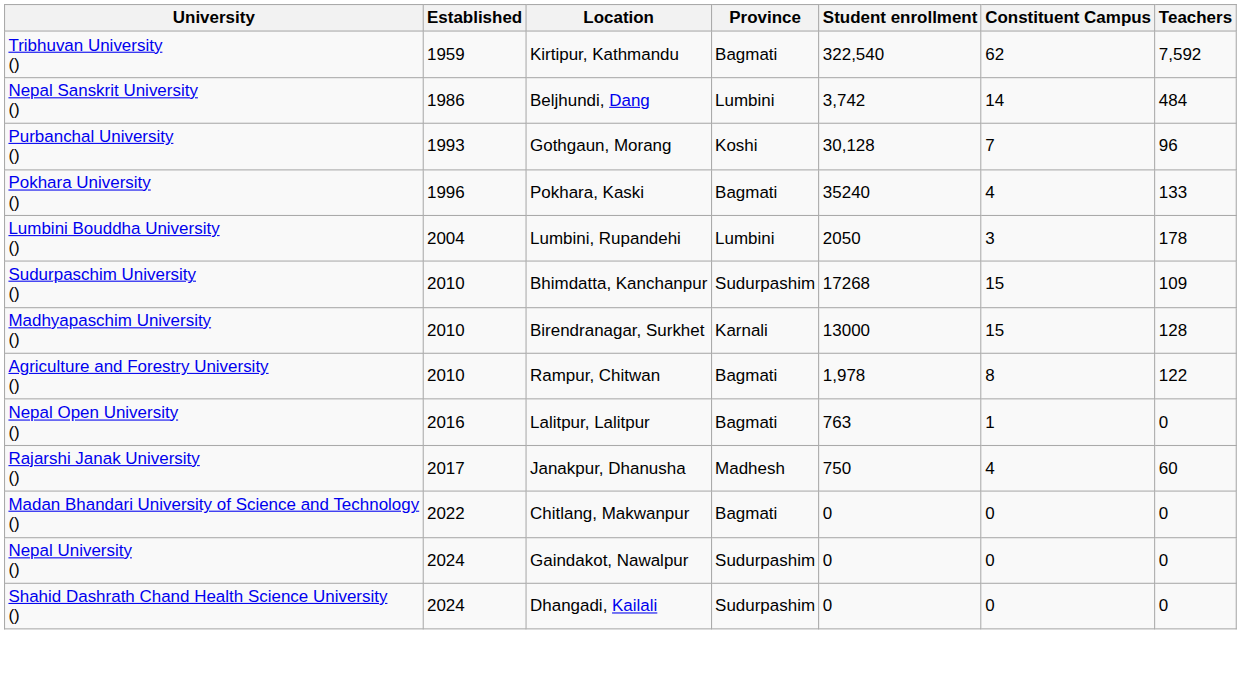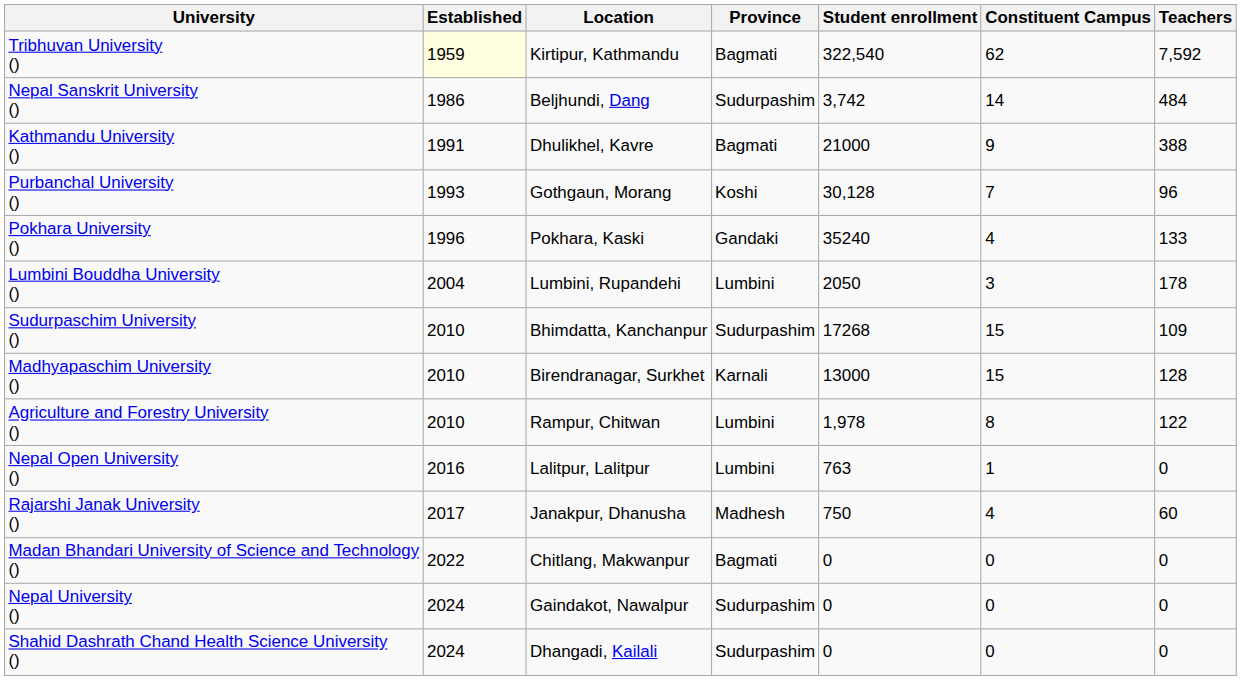(446, 54) no background -> (446, 54) lightyellow background
(745, 100) Lumbini -> (765, 100) Sudurpashim
+ row: (91, 146)
(746, 192) Bagmati -> (747, 238) Gandaki
(746, 376) Bagmati -> (745, 422) Lumbini
(746, 422) Bagmati -> (745, 468) Lumbini
